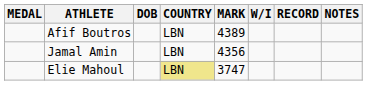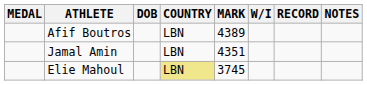(231, 52) 4356 -> (231, 52) 4351
(231, 70) 3747 -> (231, 70) 3745
